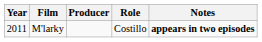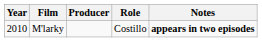(17, 28) 2011 -> (17, 28) 2010
